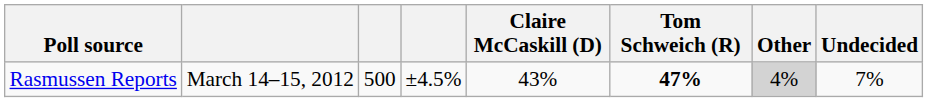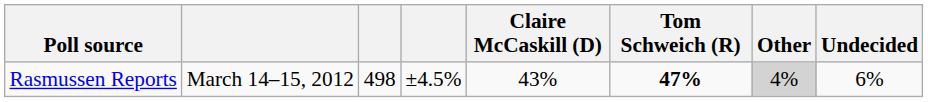(380, 79) 500 -> (380, 79) 498
(870, 79) 7% -> (870, 79) 6%
